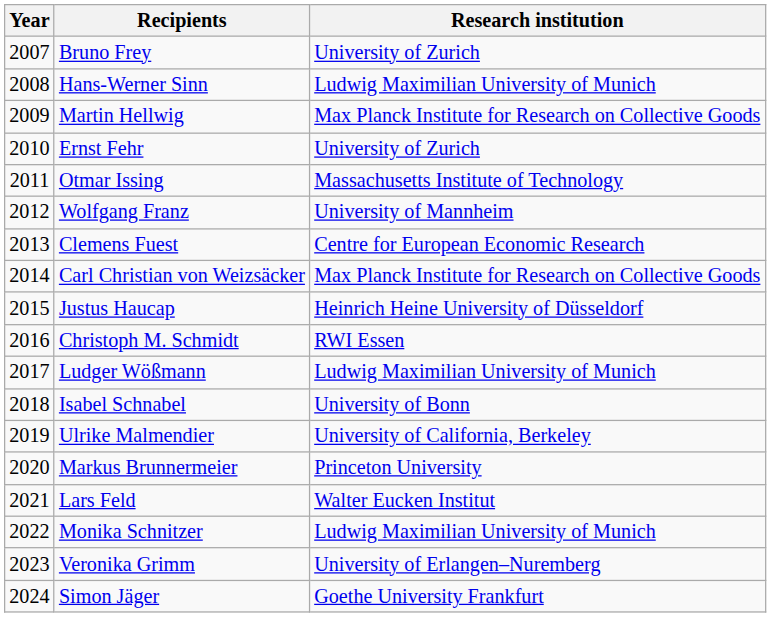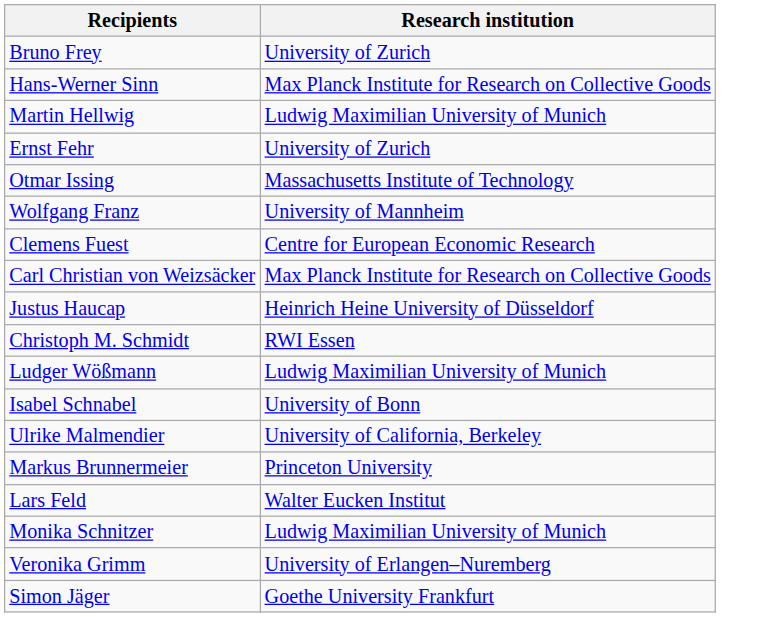- column: (29, 20)
(485, 84) Ludwig Maximilian University of Munich -> (488, 84) Max Planck Institute for Research on Collective Goods
(537, 116) Max Planck Institute for Research on Collective Goods -> (435, 116) Ludwig Maximilian University of Munich
